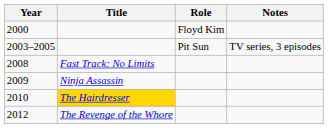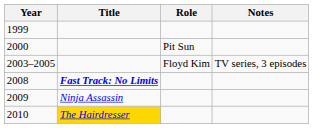+ row: (18, 30)
(201, 30) Floyd Kim -> (179, 47) Pit Sun
(193, 47) Pit Sun -> (186, 64) Floyd Kim
(107, 64) normal -> (109, 81) bold
- row: (18, 115)
